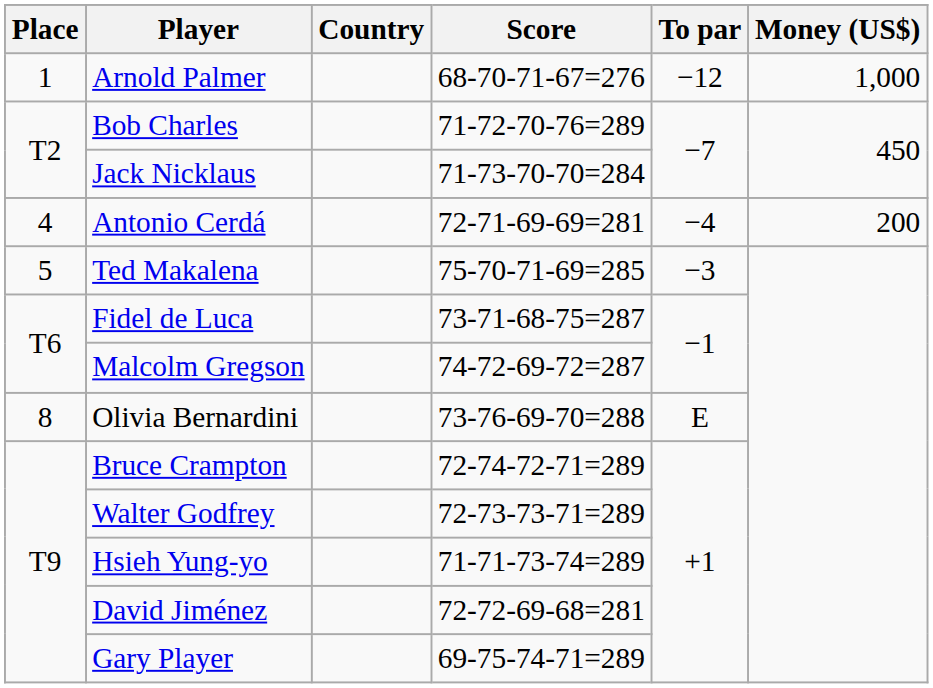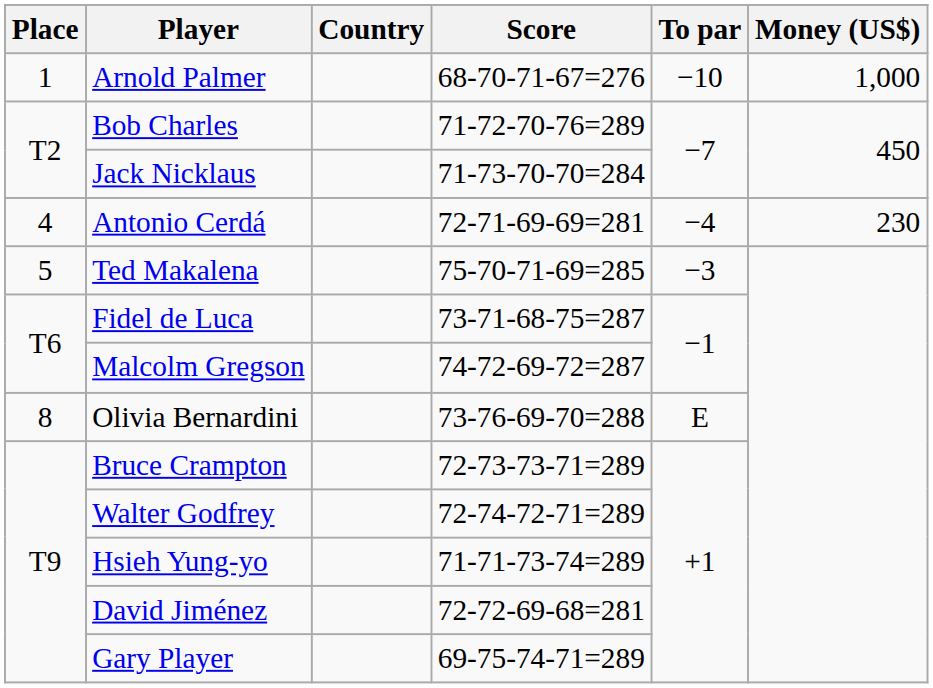(700, 77) −12 -> (700, 77) −10
(898, 222) 200 -> (898, 222) 230
(541, 464) 72-74-72-71=289 -> (541, 464) 72-73-73-71=289
(541, 512) 72-73-73-71=289 -> (541, 512) 72-74-72-71=289
